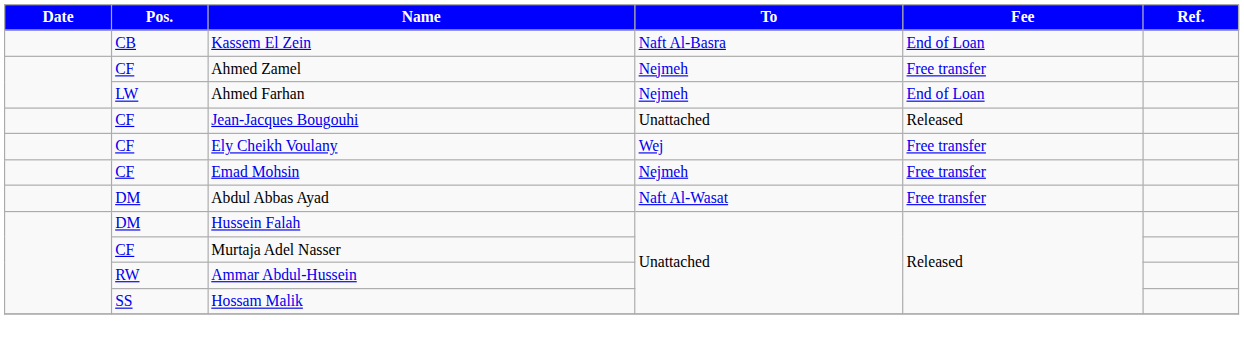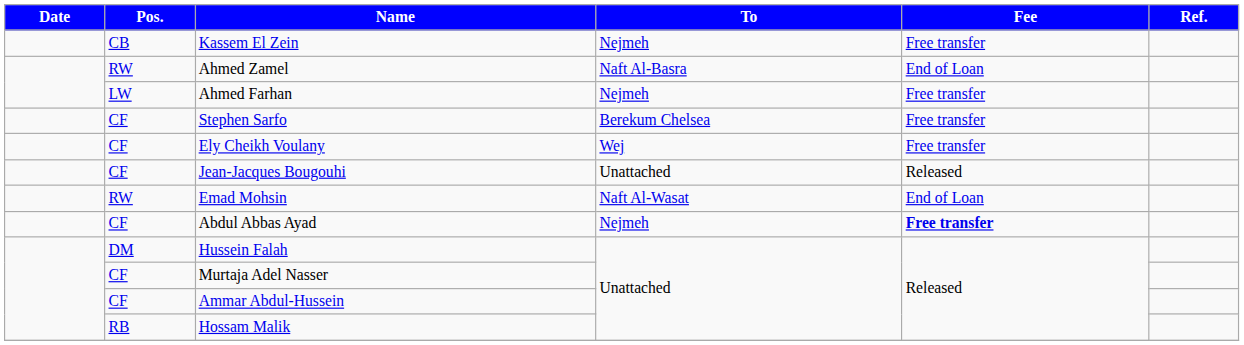(682, 42) Naft Al-Basra -> (624, 42) Nejmeh
(946, 42) End of Loan -> (945, 42) Free transfer
(125, 68) CF -> (121, 68) RW
(663, 68) Nejmeh -> (643, 68) Naft Al-Basra
(946, 68) Free transfer -> (945, 68) End of Loan
(946, 94) End of Loan -> (945, 94) Free transfer
+ row: (243, 120)
rows swapped: (274, 146) <-> (285, 120)
(125, 171) CF -> (121, 197) RW
(663, 171) Nejmeh -> (644, 197) Naft Al-Wasat
(946, 171) Free transfer -> (945, 197) End of Loan
(128, 197) DM -> (118, 223) CF
(683, 197) Naft Al-Wasat -> (624, 223) Nejmeh
(946, 197) normal -> (950, 223) bold
(127, 275) RW -> (118, 300) CF
(124, 300) SS -> (119, 326) RB
